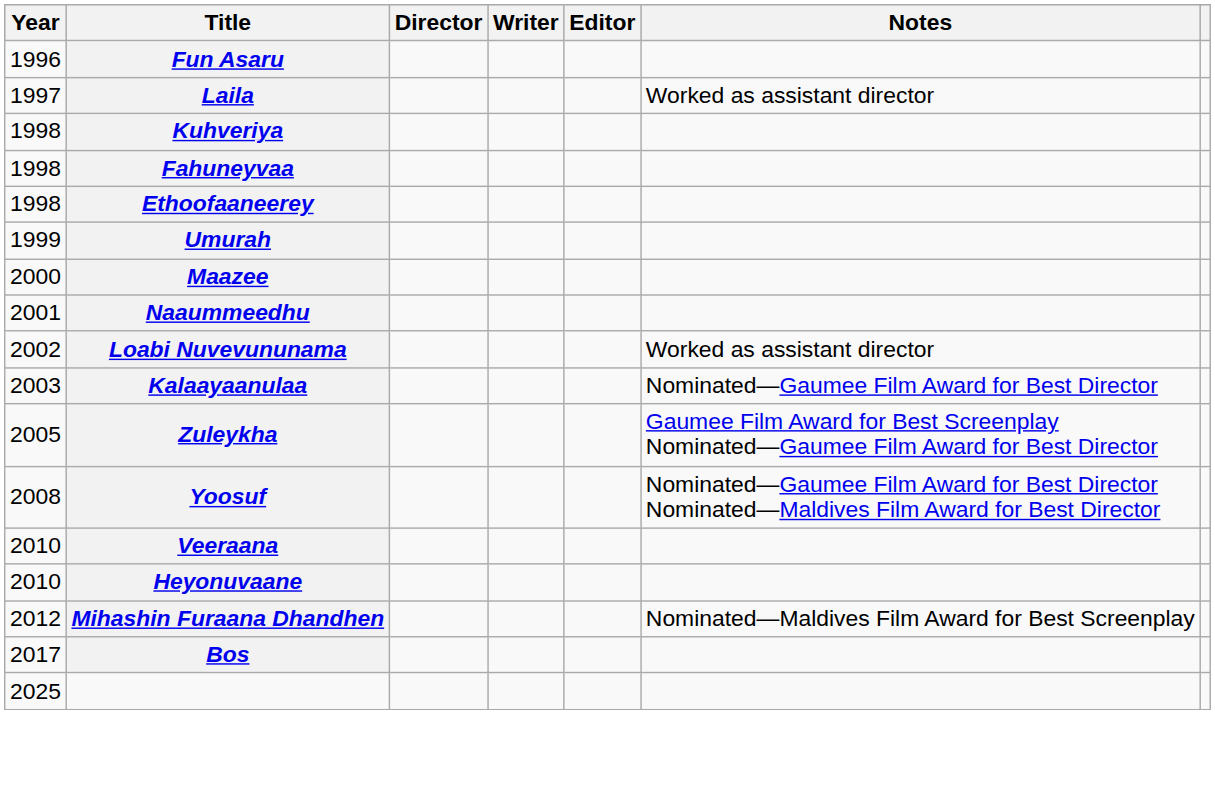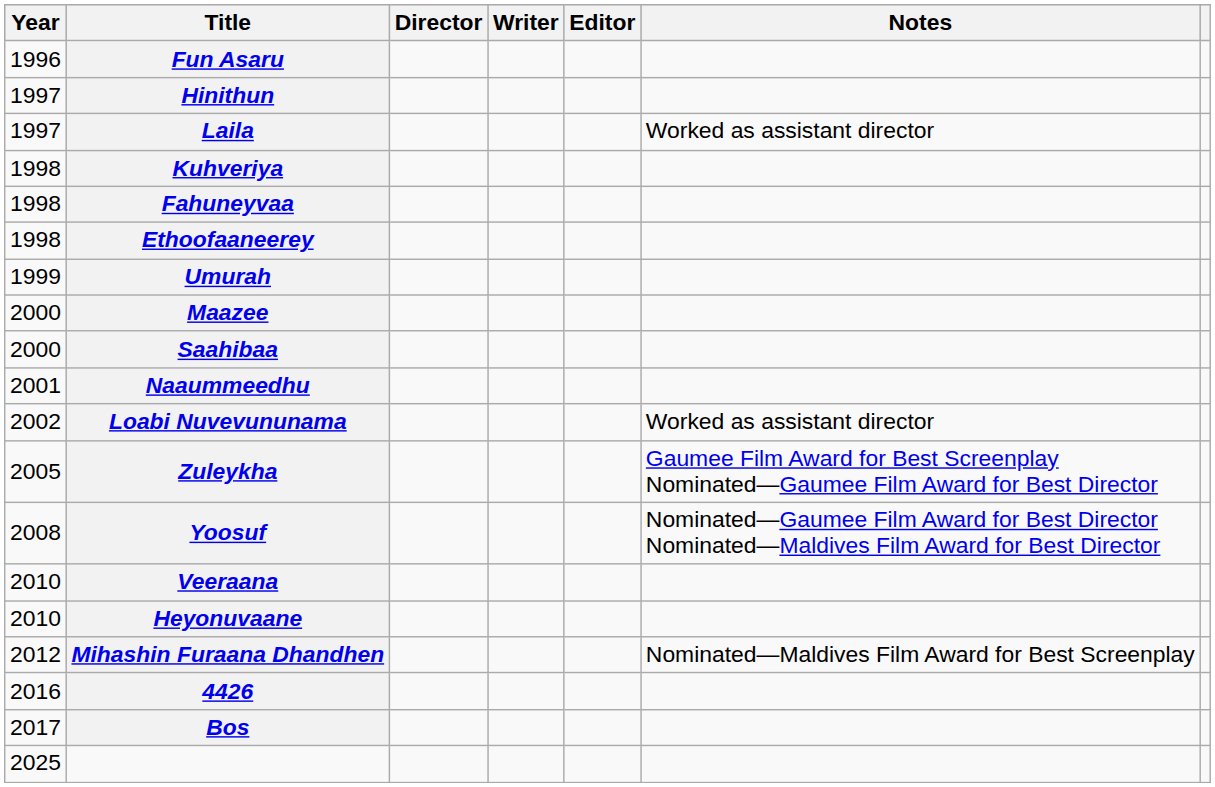+ row: (35, 95)
+ row: (35, 349)
- row: (35, 385)
+ row: (35, 690)
